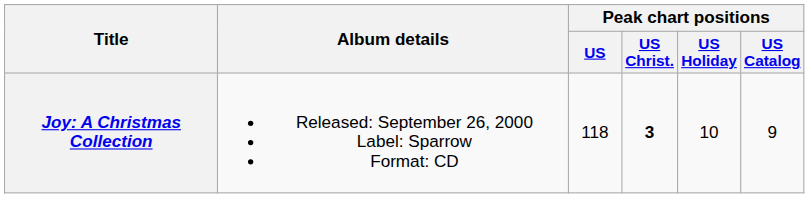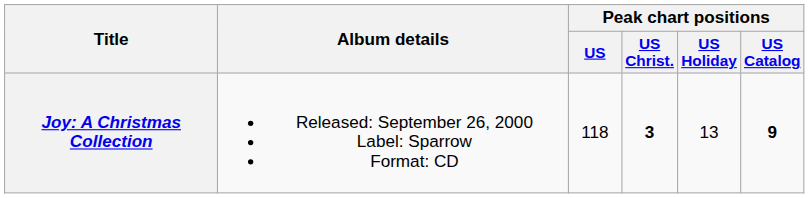(709, 132) 10 -> (709, 132) 13
(772, 132) normal -> (772, 132) bold
